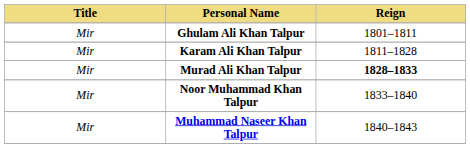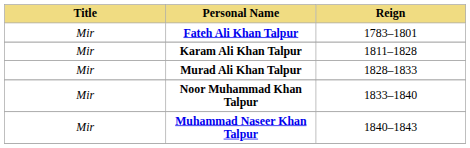+ row: (241, 32)
- row: (241, 32)
(391, 70) bold -> (391, 70) normal
